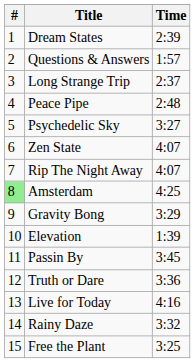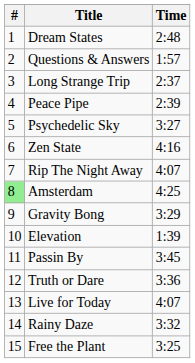(168, 37) 2:39 -> (168, 37) 2:48
(168, 103) 2:48 -> (168, 103) 2:39
(168, 147) 4:07 -> (168, 147) 4:16
(168, 302) 4:16 -> (168, 302) 4:07
